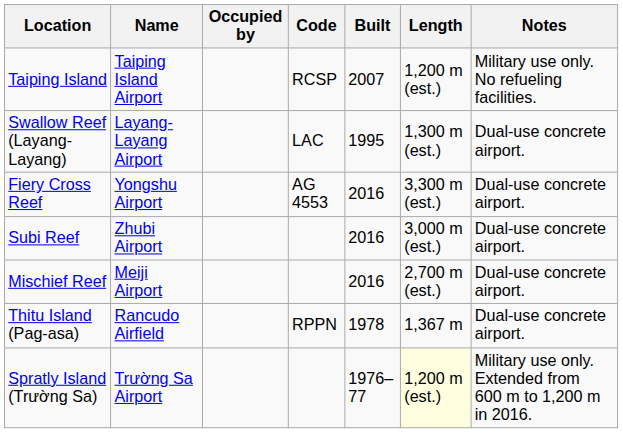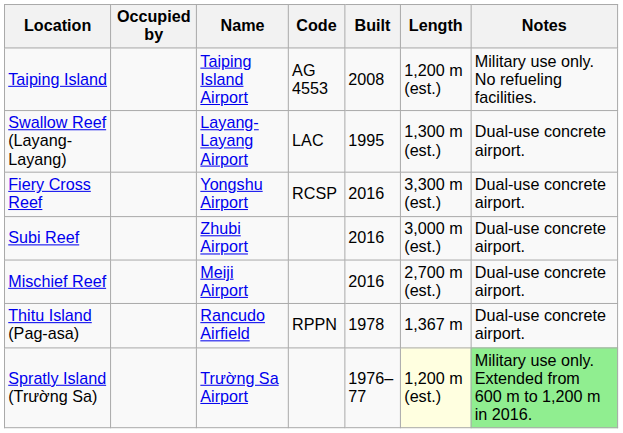columns swapped: (246, 26) <-> (157, 26)
(315, 79) RCSP -> (310, 79) AG 4553
(366, 79) 2007 -> (366, 79) 2008
(310, 194) AG 4553 -> (315, 194) RCSP
(538, 387) no background -> (538, 387) lightgreen background
